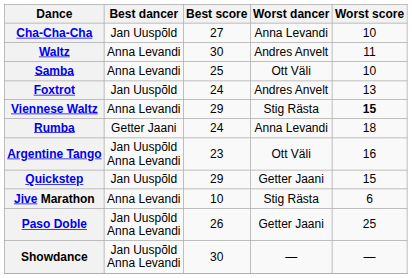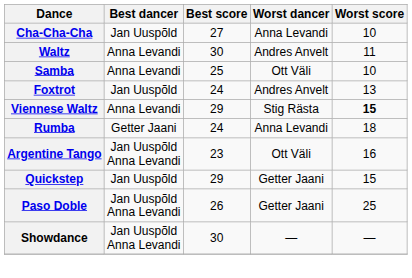- row: (54, 198)
